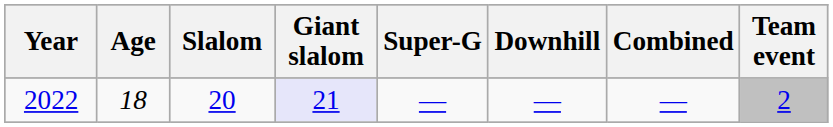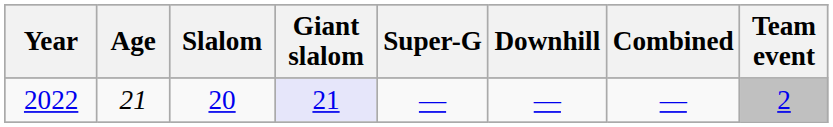(133, 99) 18 -> (133, 99) 21
